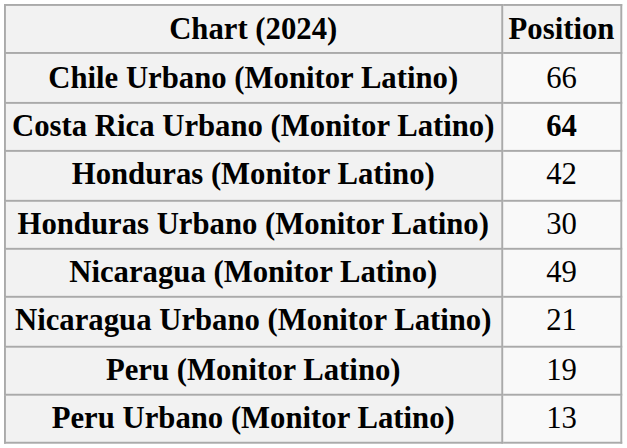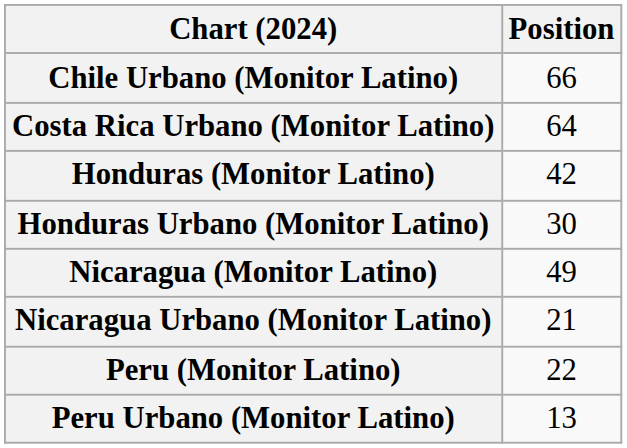(562, 126) bold -> (562, 126) normal
(562, 369) 19 -> (562, 369) 22
